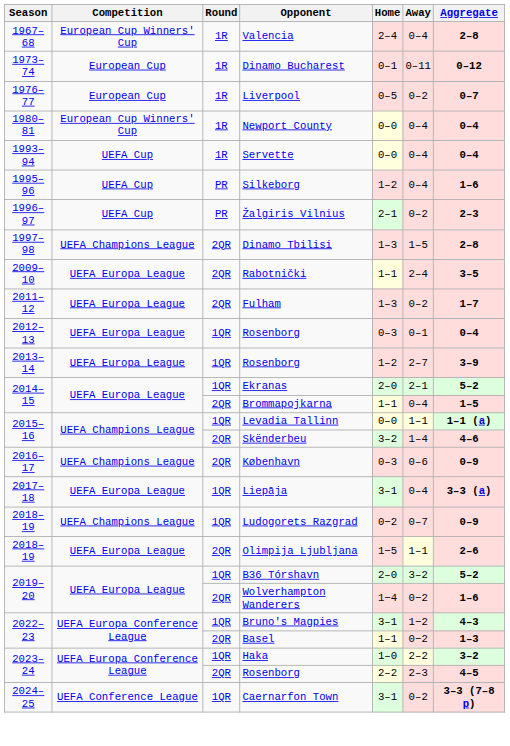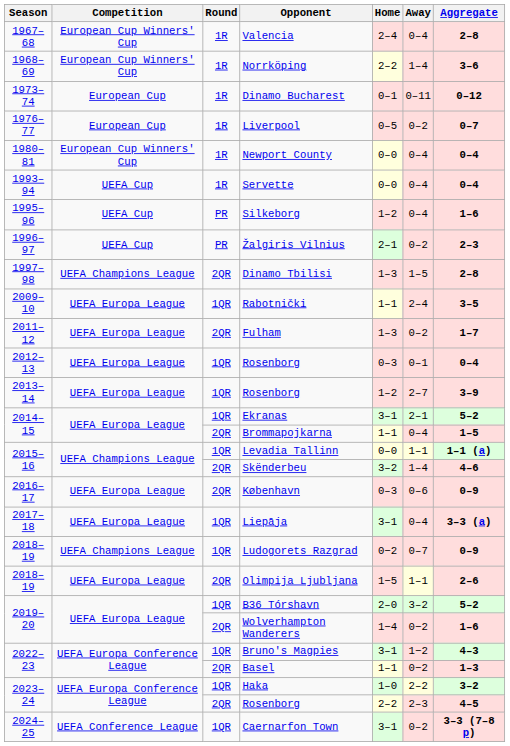+ row: (28, 66)
(221, 274) 2QR -> (221, 304) 1QR
(388, 387) 2–0 -> (388, 416) 3–1
(127, 462) UEFA Champions League -> (127, 492) UEFA Europa League
